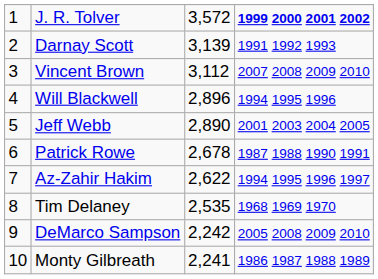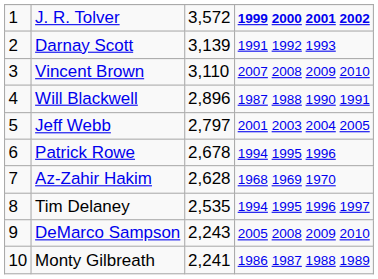(209, 71) 3,112 -> (209, 71) 3,110
(287, 99) 1994 1995 1996 -> (304, 99) 1987 1988 1990 1991
(209, 125) 2,890 -> (209, 125) 2,797
(304, 152) 1987 1988 1990 1991 -> (287, 152) 1994 1995 1996
(209, 179) 2,622 -> (209, 179) 2,628
(304, 179) 1994 1995 1996 1997 -> (287, 179) 1968 1969 1970
(287, 206) 1968 1969 1970 -> (304, 206) 1994 1995 1996 1997
(209, 233) 2,242 -> (209, 233) 2,243
